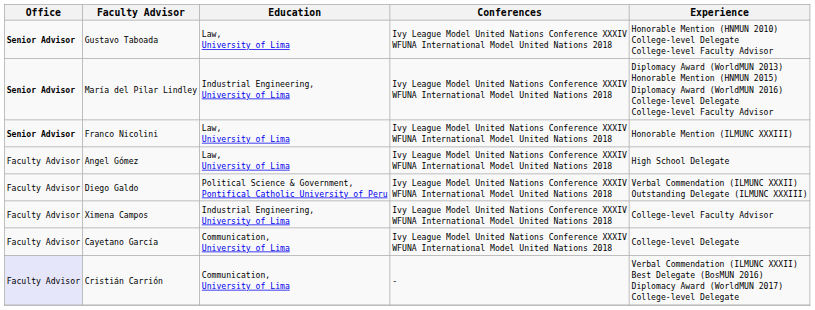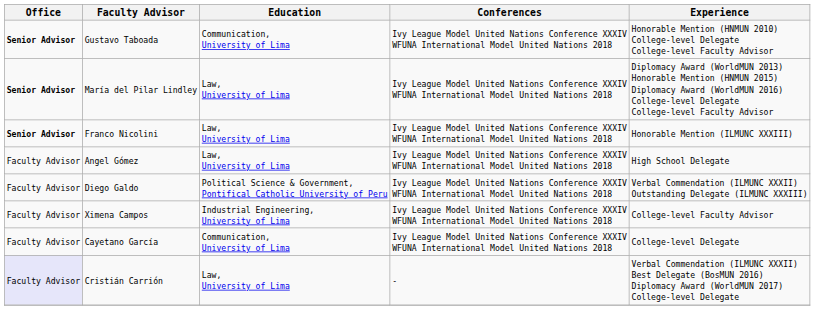(246, 40) Law, University of Lima -> (246, 40) Communication, University of Lima
(258, 90) Industrial Engineering, University of Lima -> (246, 90) Law, University of Lima
(246, 281) Communication, University of Lima -> (246, 281) Law, University of Lima
